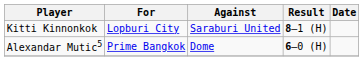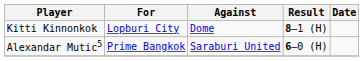(235, 29) Saraburi United -> (202, 29) Dome
(202, 46) Dome -> (235, 46) Saraburi United
